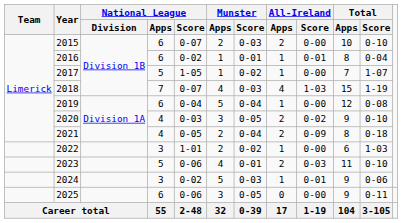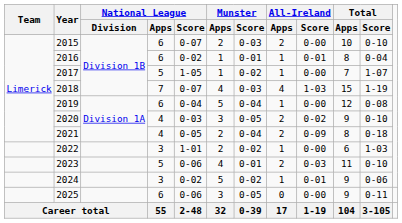(250, 180) 0-03 -> (250, 180) 0-02
